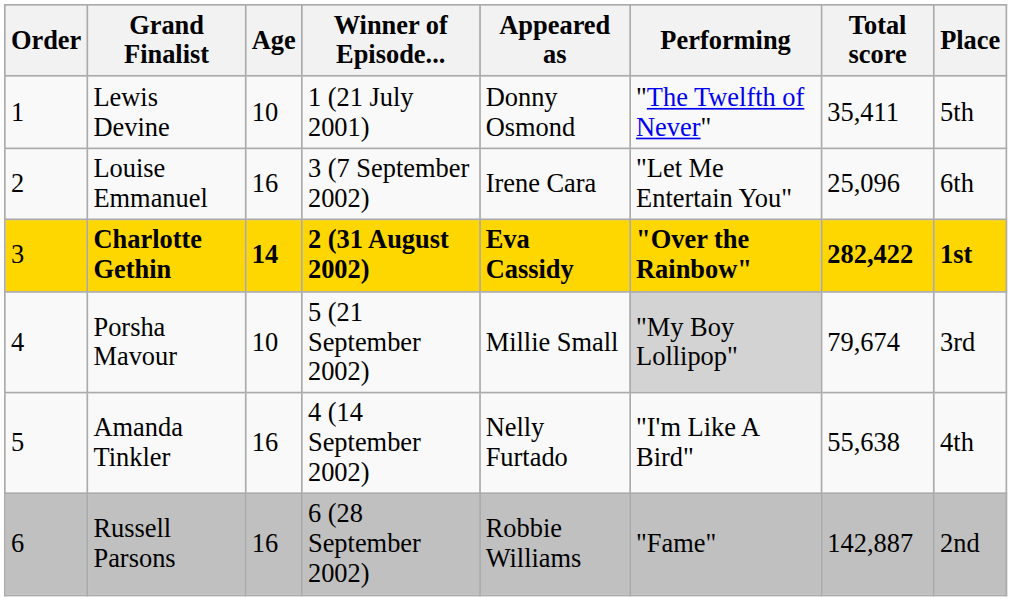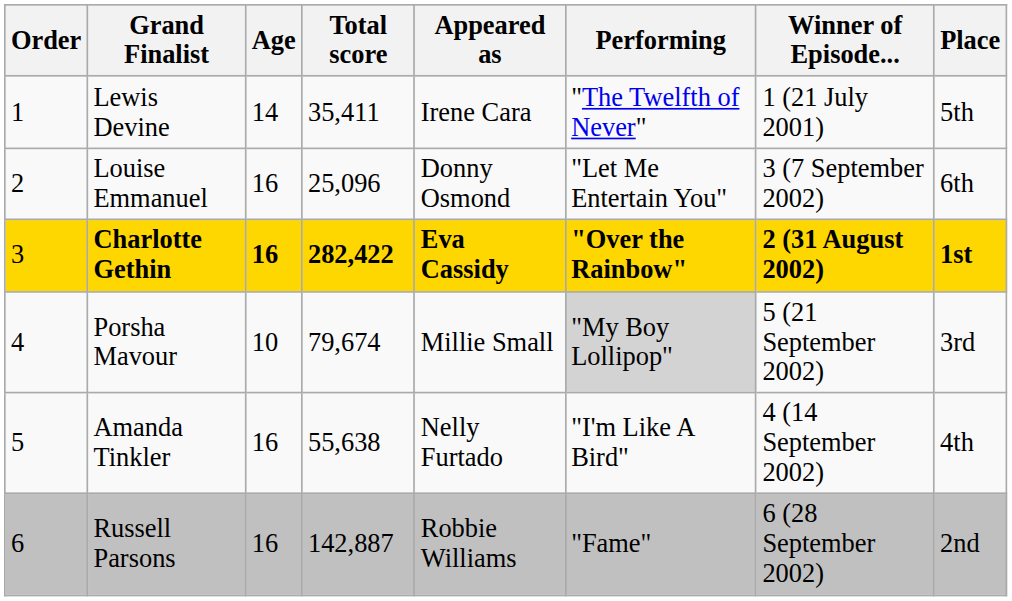columns swapped: (391, 40) <-> (878, 40)
(265, 111) 10 -> (265, 111) 14
(530, 111) Donny Osmond -> (476, 111) Irene Cara
(541, 183) Irene Cara -> (466, 183) Donny Osmond
(265, 254) 14 -> (265, 254) 16
